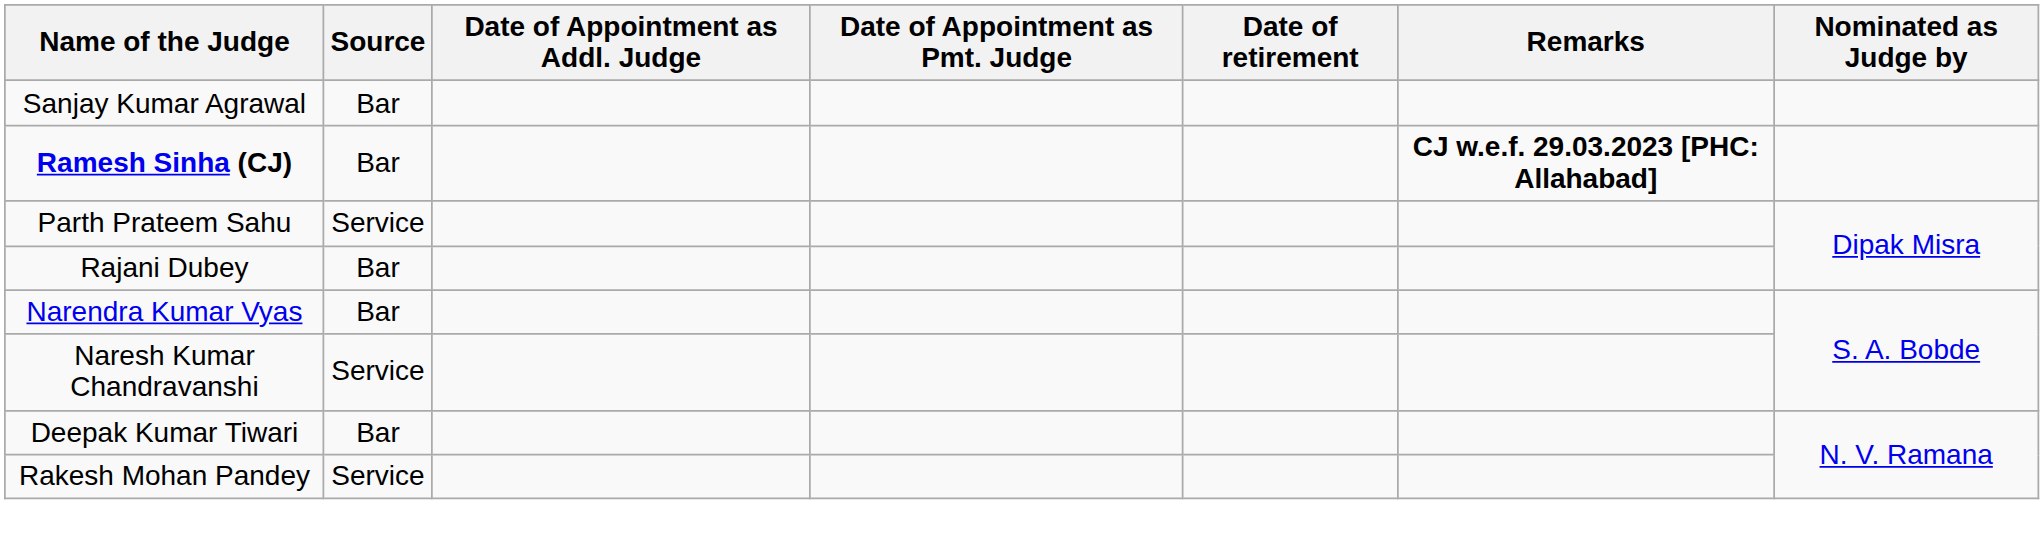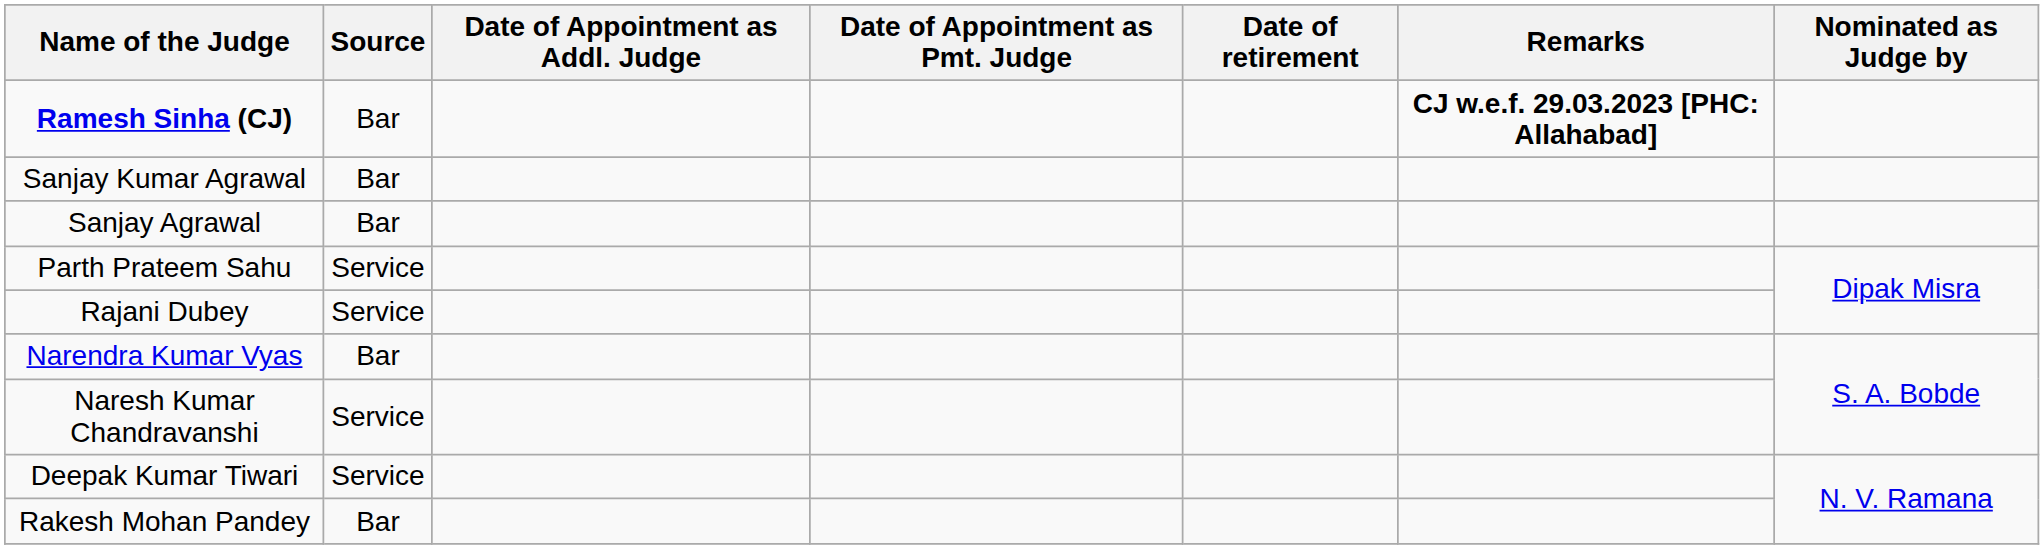rows swapped: (164, 162) <-> (164, 102)
+ row: (164, 222)
(378, 267) Bar -> (378, 311) Service
(378, 432) Bar -> (378, 476) Service
(378, 476) Service -> (378, 520) Bar
